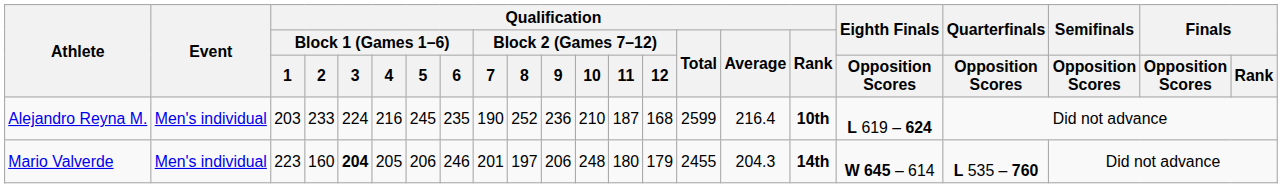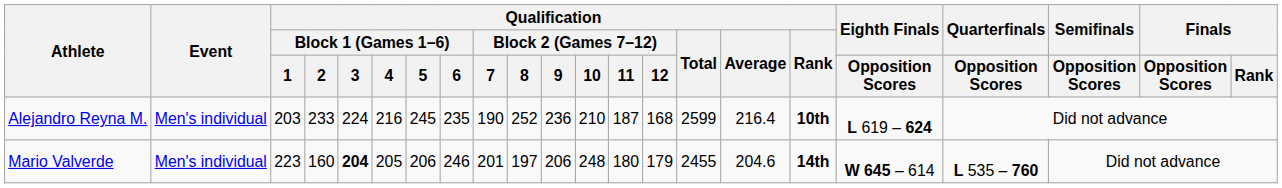(755, 162) 204.3 -> (755, 162) 204.6
